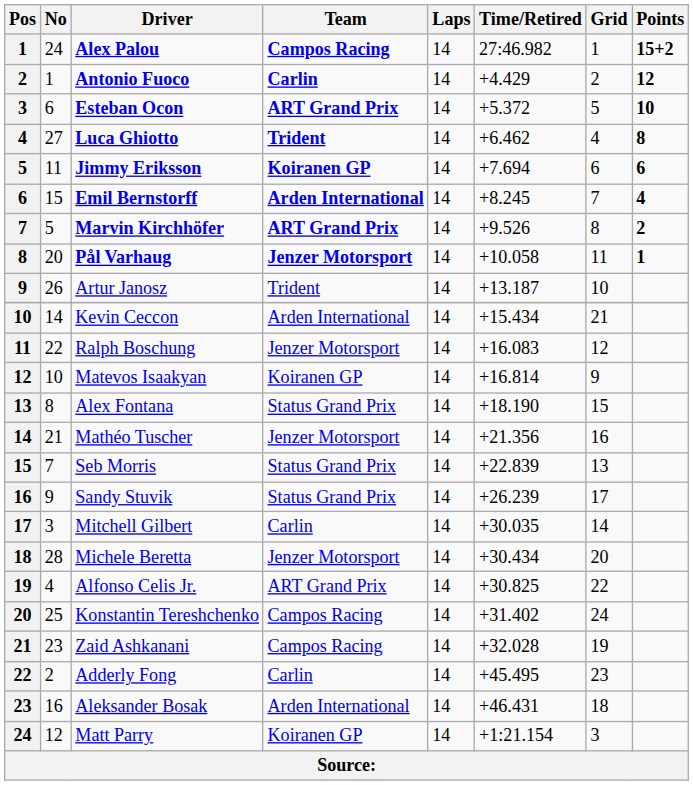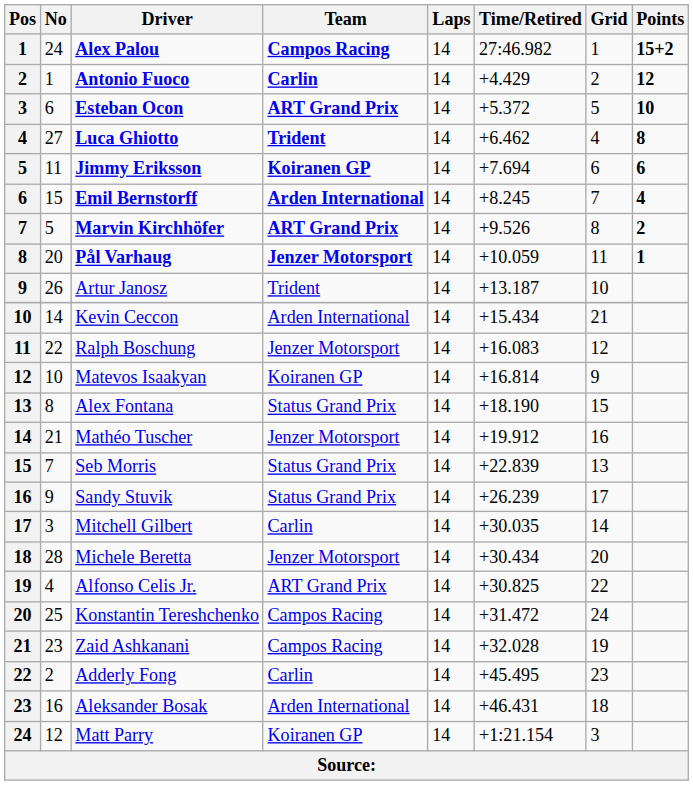(509, 257) +10.058 -> (509, 257) +10.059
(509, 436) +21.356 -> (509, 436) +19.912
(509, 615) +31.402 -> (509, 615) +31.472
